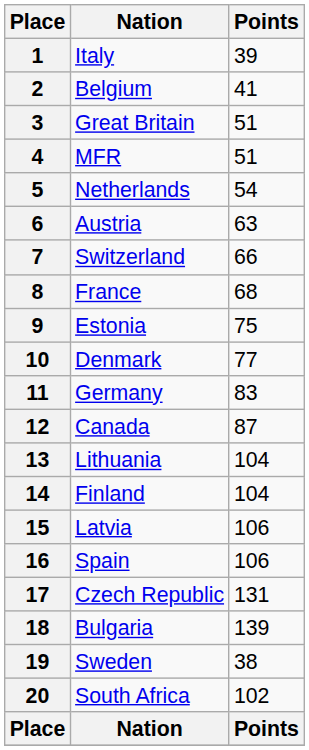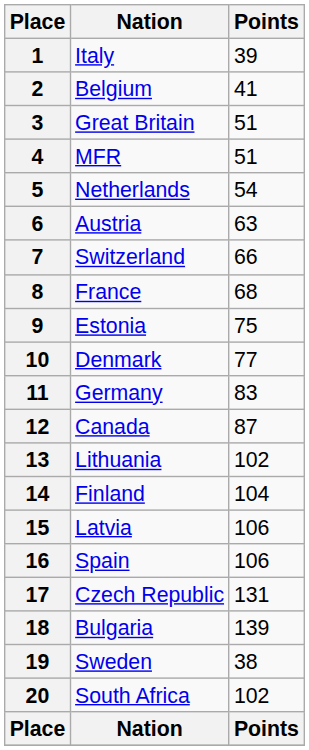(252, 460) 104 -> (252, 460) 102
